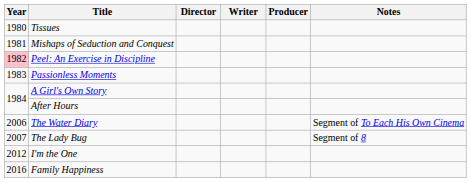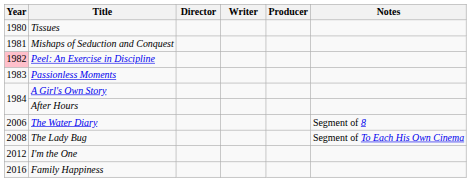(389, 122) Segment of To Each His Own Cinema -> (339, 122) Segment of 8
(17, 138) 2007 -> (17, 138) 2008
(339, 138) Segment of 8 -> (389, 138) Segment of To Each His Own Cinema
